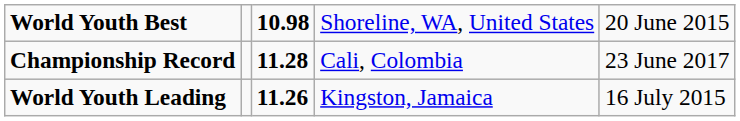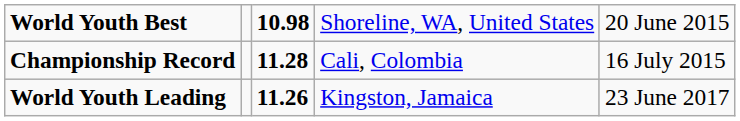(667, 60) 23 June 2017 -> (665, 60) 16 July 2015
(665, 97) 16 July 2015 -> (667, 97) 23 June 2017
